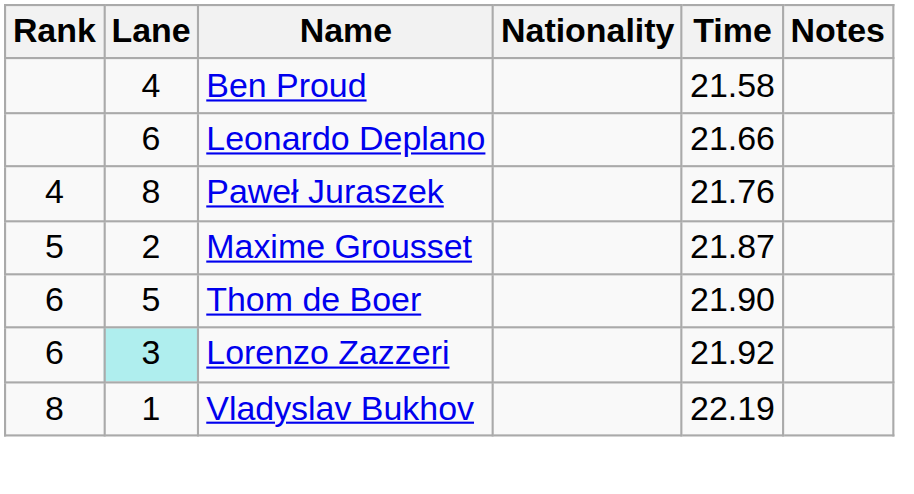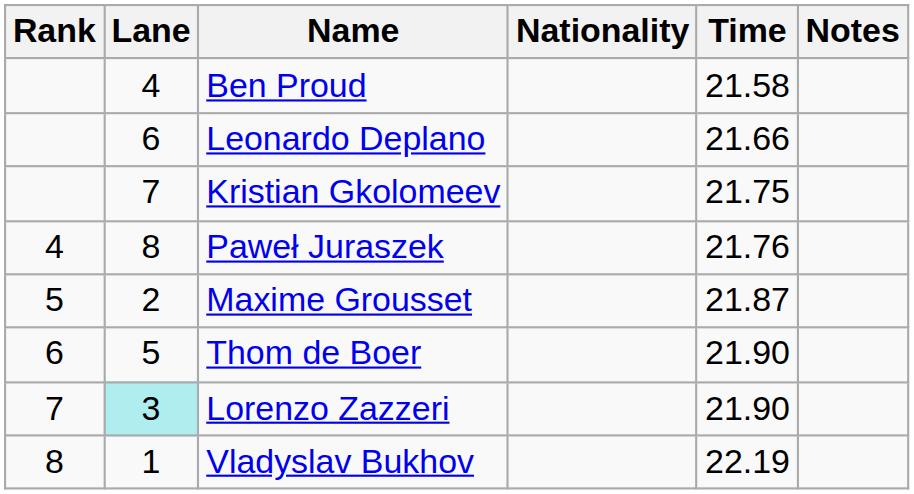+ row: (353, 192)
(54, 354) 6 -> (54, 407) 7
(733, 354) 21.92 -> (747, 407) 21.90
